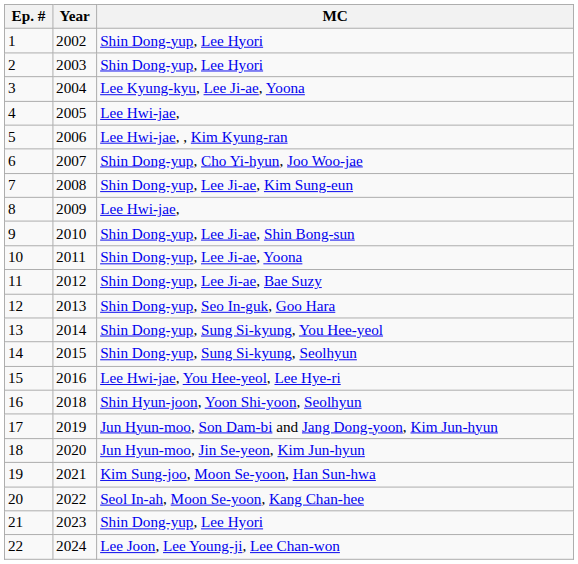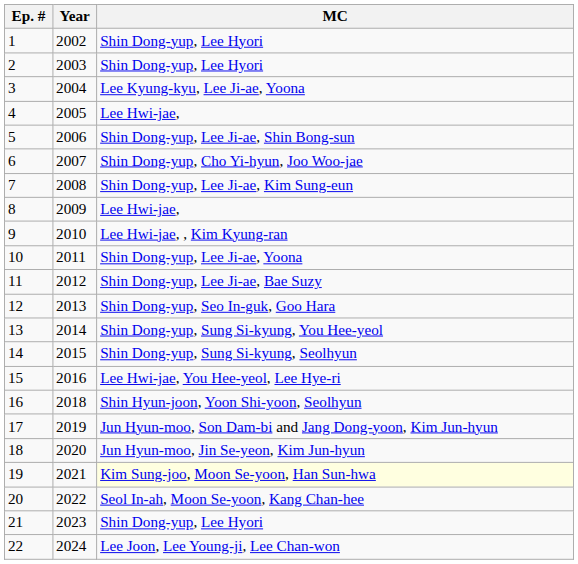(194, 137) Lee Hwi-jae, , Kim Kyung-ran -> (227, 137) Shin Dong-yup, Lee Ji-ae, Shin Bong-sun
(227, 233) Shin Dong-yup, Lee Ji-ae, Shin Bong-sun -> (194, 233) Lee Hwi-jae, , Kim Kyung-ran
(238, 474) no background -> (238, 474) lightyellow background
